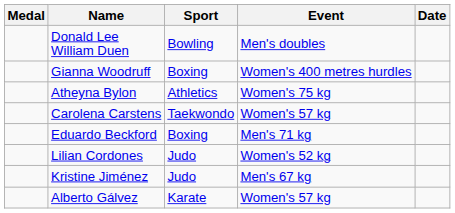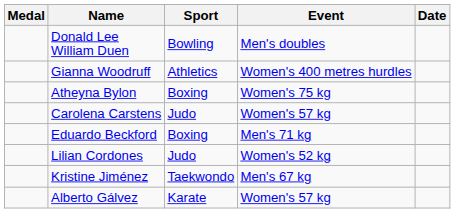(188, 72) Boxing -> (192, 72) Athletics
(192, 93) Athletics -> (188, 93) Boxing
(201, 114) Taekwondo -> (182, 114) Judo
(182, 176) Judo -> (201, 176) Taekwondo
